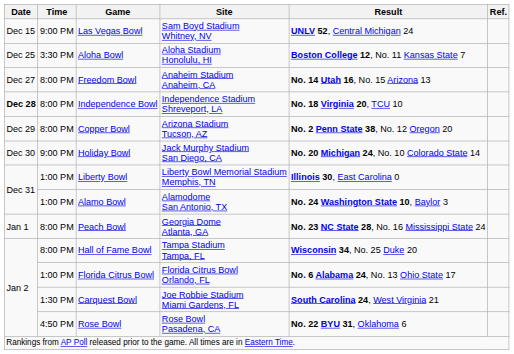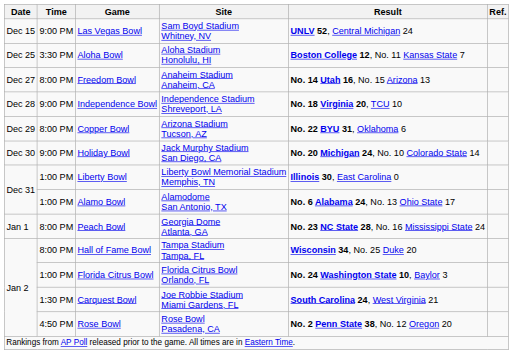(21, 104) bold -> (21, 104) normal
(57, 104) 8:00 PM -> (56, 104) 9:00 PM
(372, 129) No. 2 Penn State 38, No. 12 Oregon 20 -> (348, 129) No. 22 BYU 31, Oklahoma 6
(369, 202) No. 24 Washington State 10, Baylor 3 -> (373, 202) No. 6 Alabama 24, No. 13 Ohio State 17
(373, 275) No. 6 Alabama 24, No. 13 Ohio State 17 -> (369, 275) No. 24 Washington State 10, Baylor 3
(349, 324) No. 22 BYU 31, Oklahoma 6 -> (371, 324) No. 2 Penn State 38, No. 12 Oregon 20
